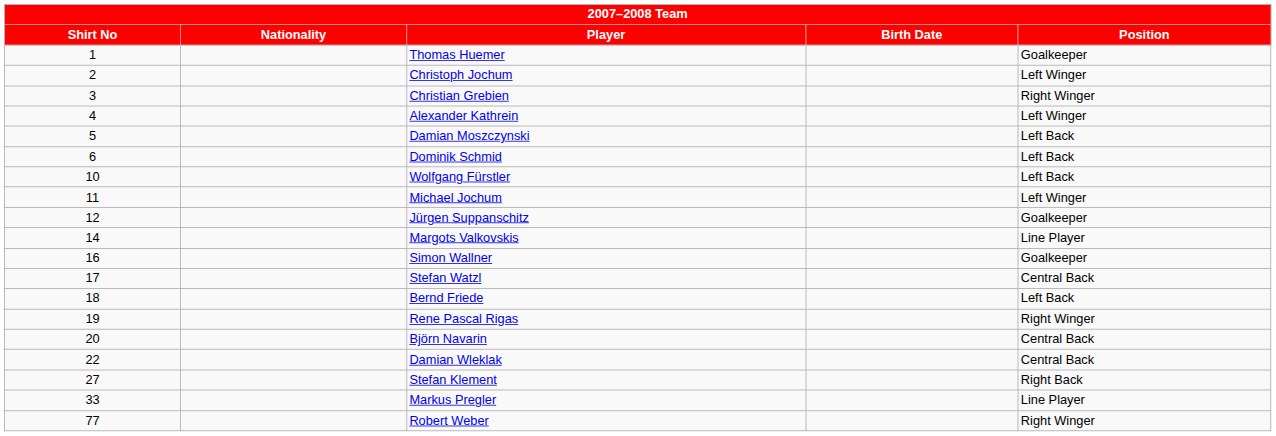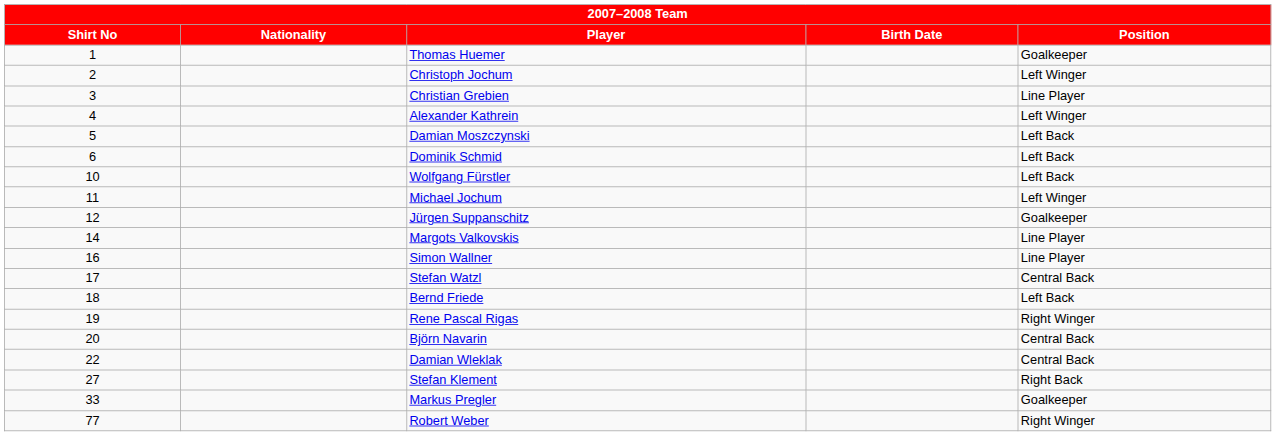(1058, 95) Right Winger -> (1053, 95) Line Player
(1054, 258) Goalkeeper -> (1053, 258) Line Player
(1053, 400) Line Player -> (1054, 400) Goalkeeper
